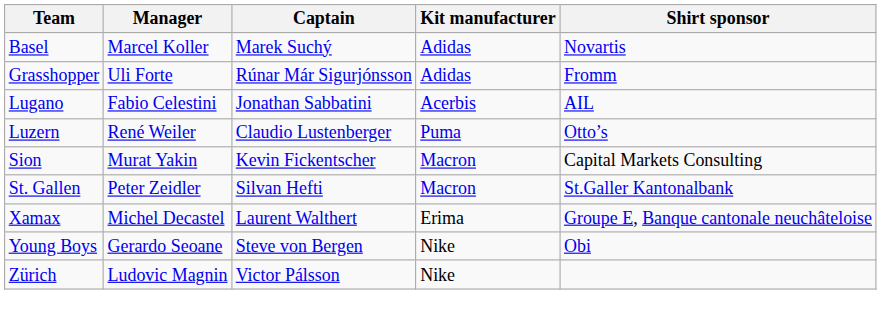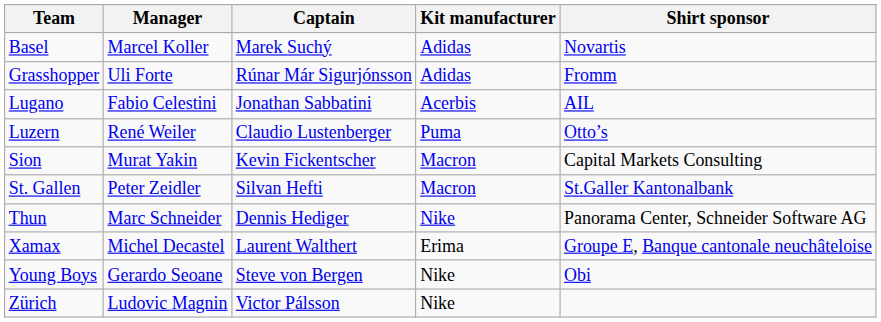+ row: (28, 217)
